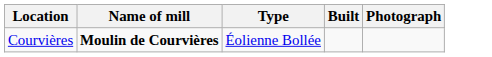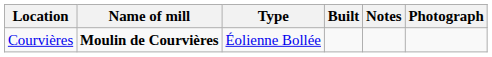+ column: (384, 16)
